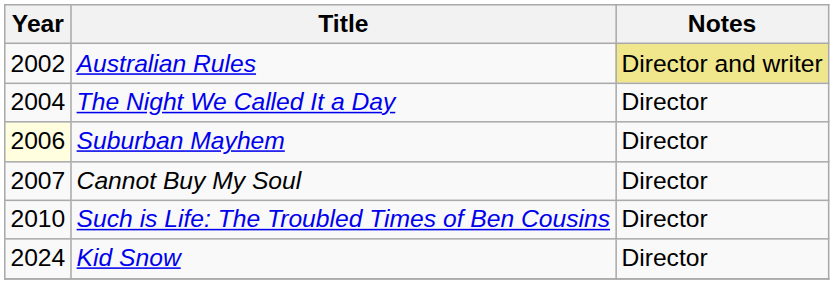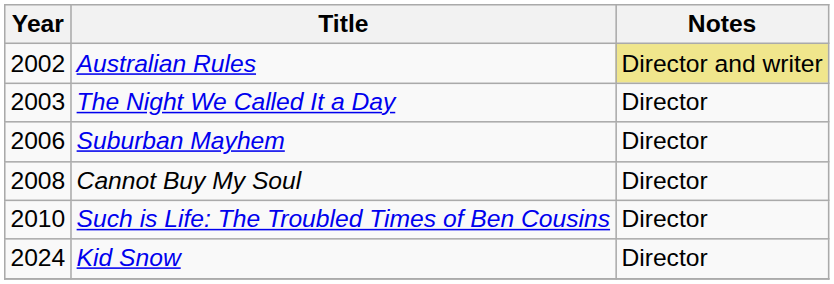(38, 102) 2004 -> (38, 102) 2003
(38, 141) lightyellow background -> (38, 141) no background
(38, 180) 2007 -> (38, 180) 2008
